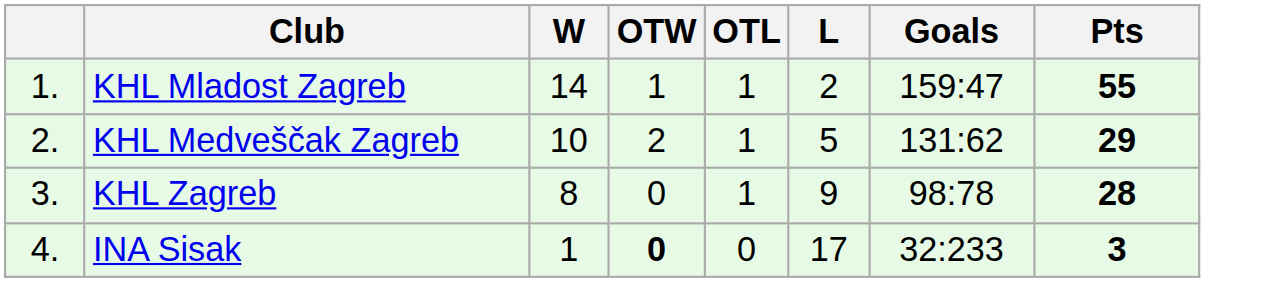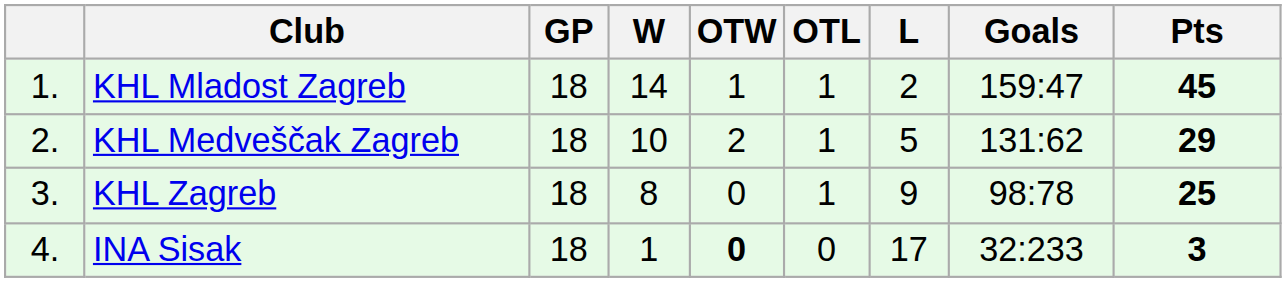+ column: (569, 31)
(1117, 85) 55 -> (1197, 85) 45
(1117, 194) 28 -> (1197, 194) 25
